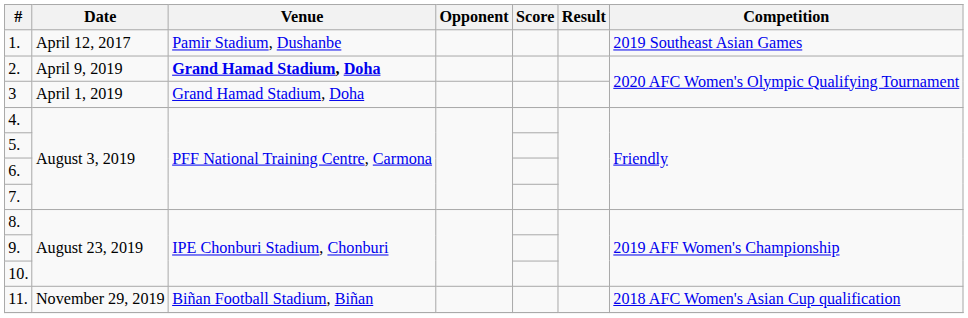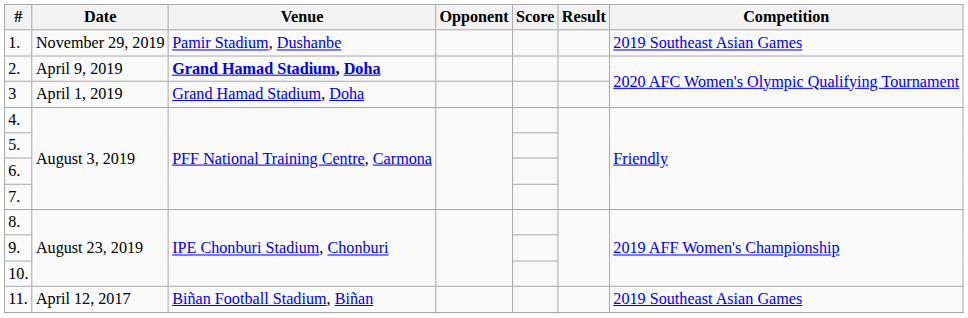(83, 42) April 12, 2017 -> (100, 42) November 29, 2019
(100, 299) November 29, 2019 -> (83, 299) April 12, 2017
(757, 299) 2018 AFC Women's Asian Cup qualification -> (708, 299) 2019 Southeast Asian Games
